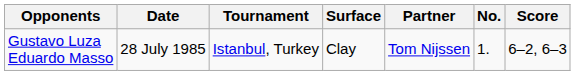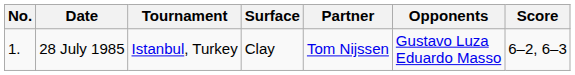columns swapped: (489, 16) <-> (61, 16)
